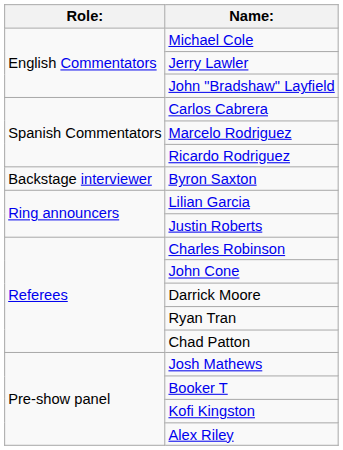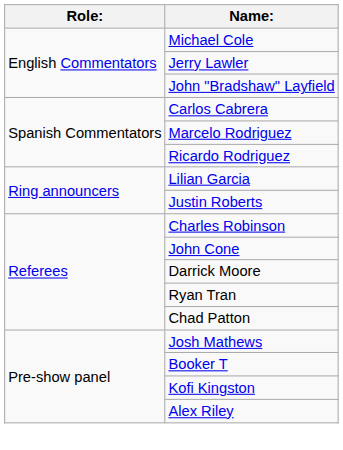- row: (213, 179)
